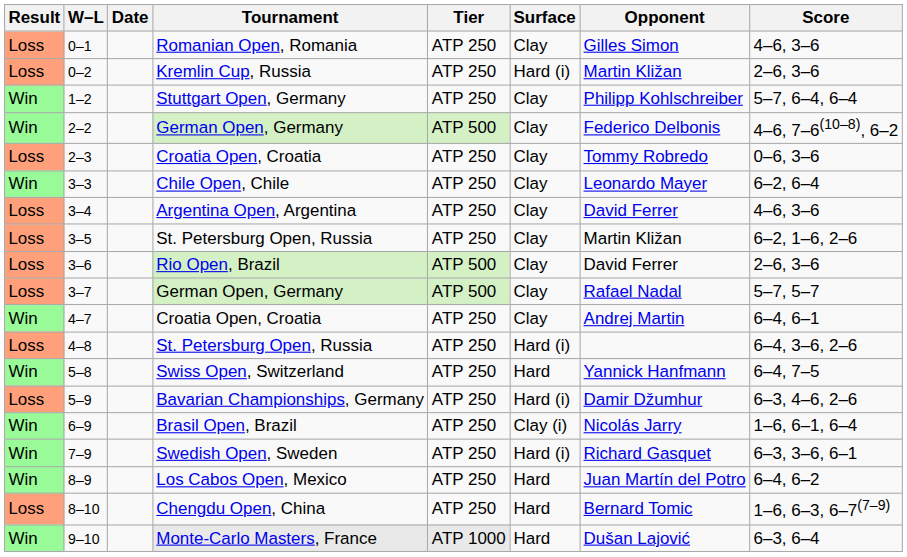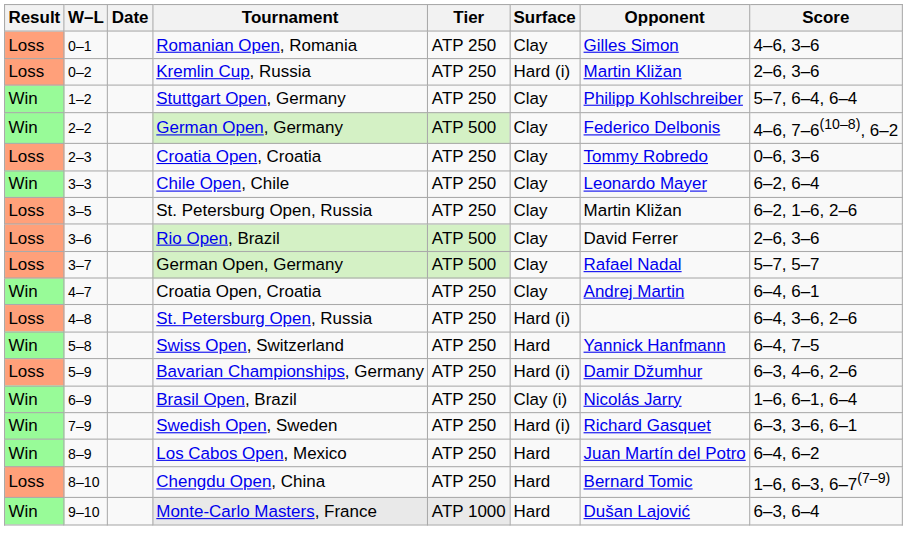- row: (80, 211)
